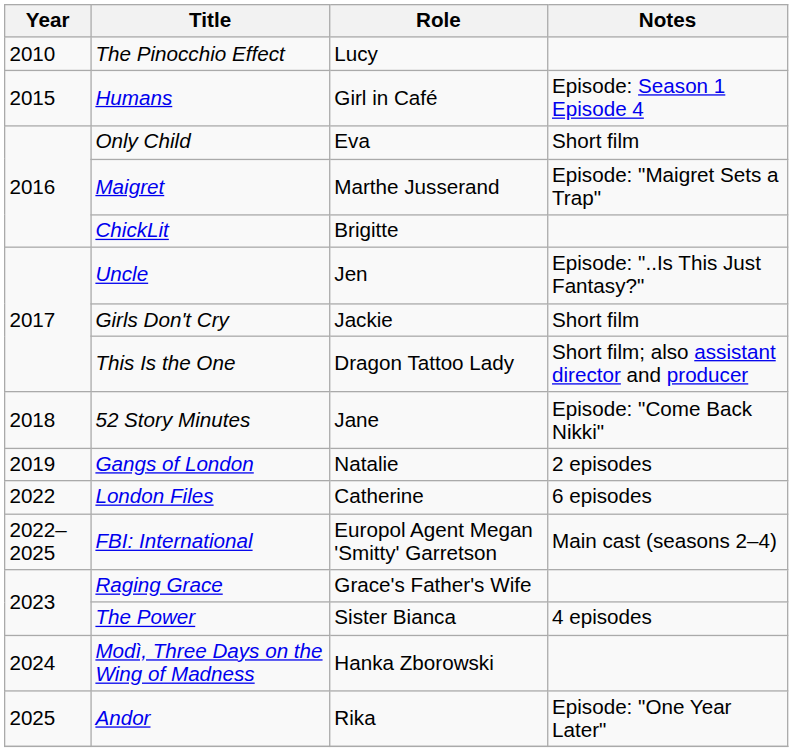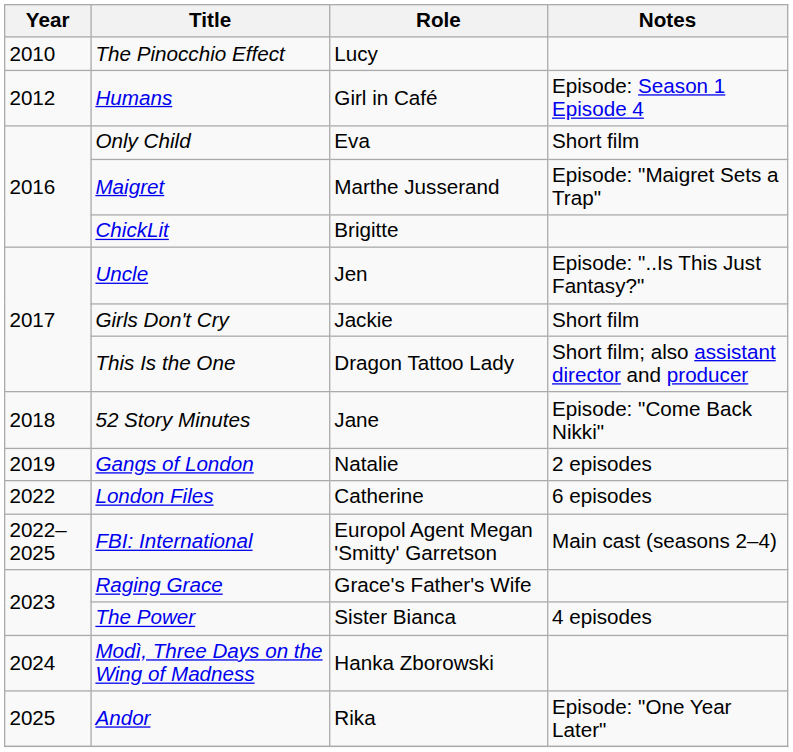(32, 97) 2015 -> (32, 97) 2012
